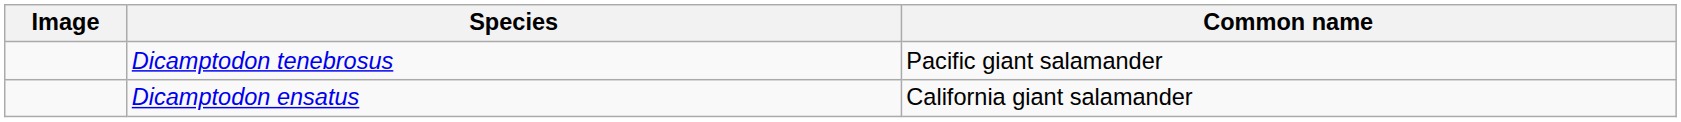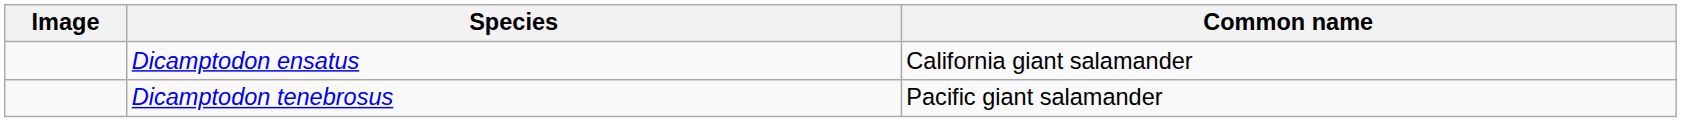rows swapped: (246, 97) <-> (263, 60)
